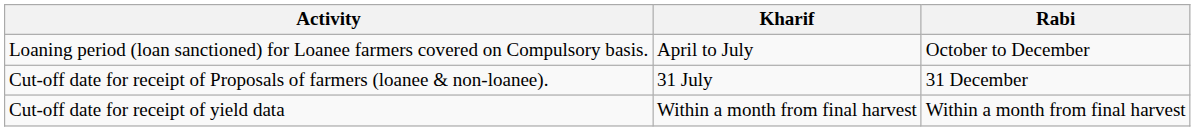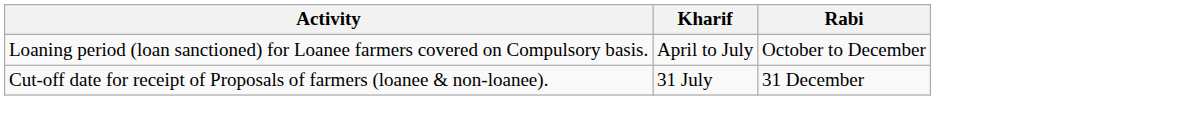- row: (147, 110)
